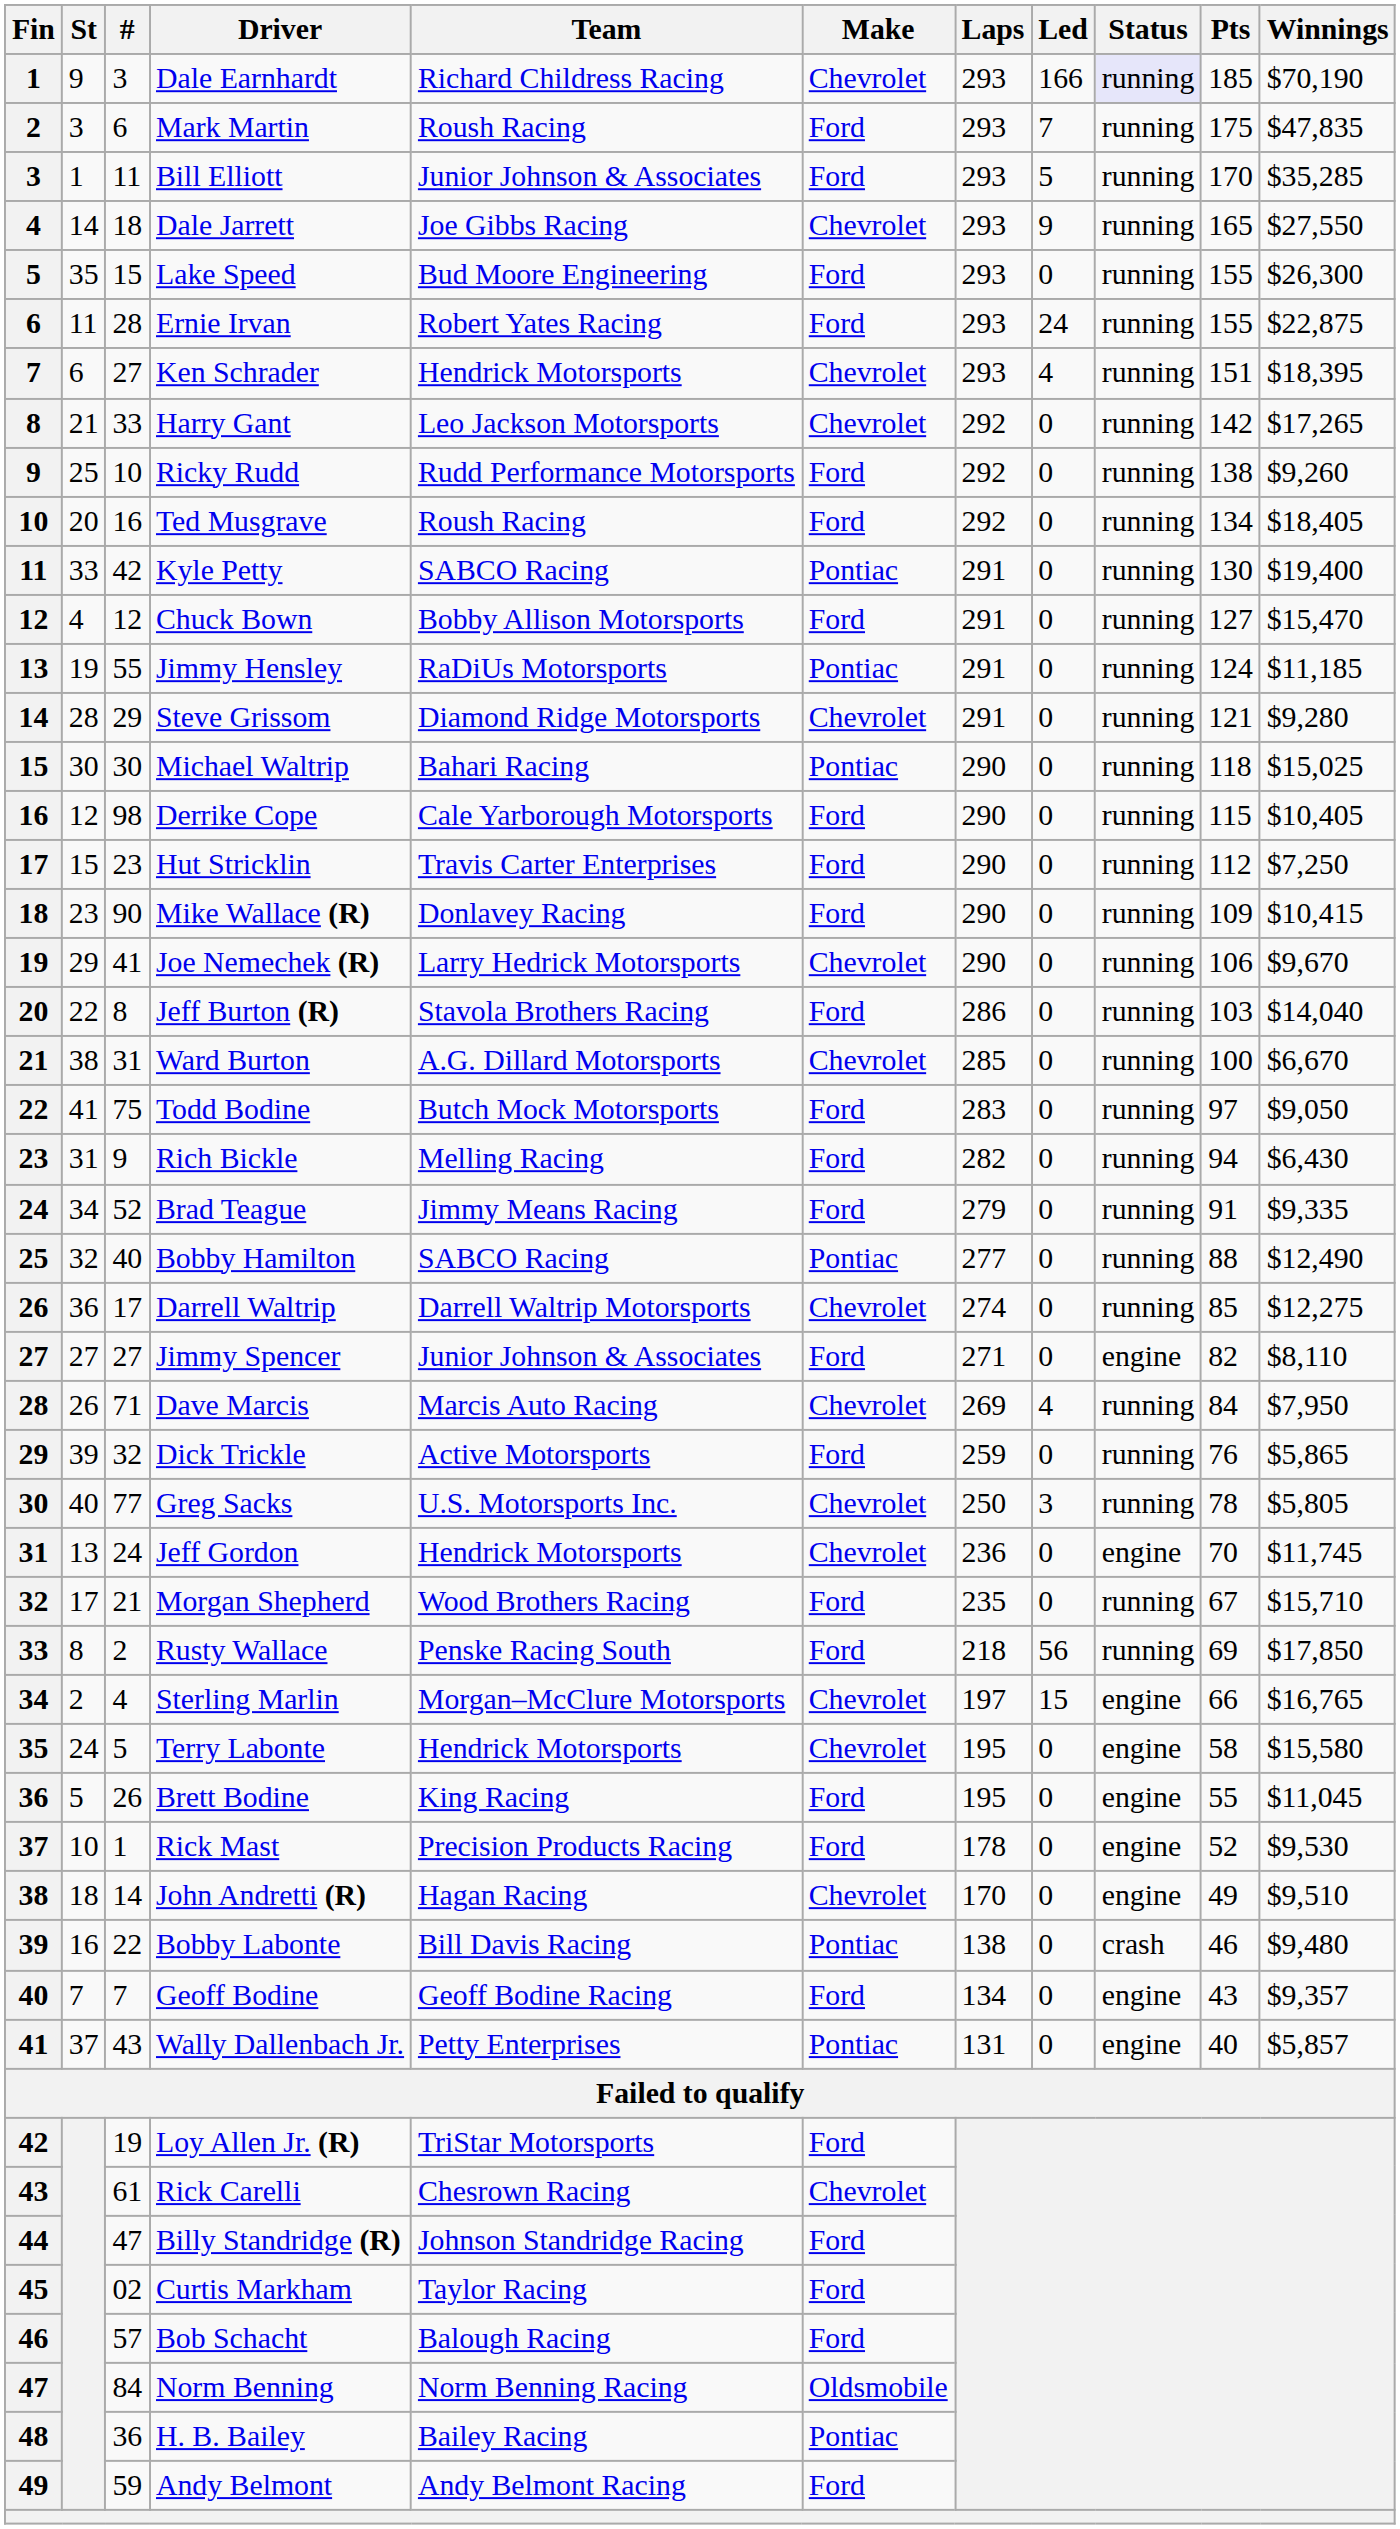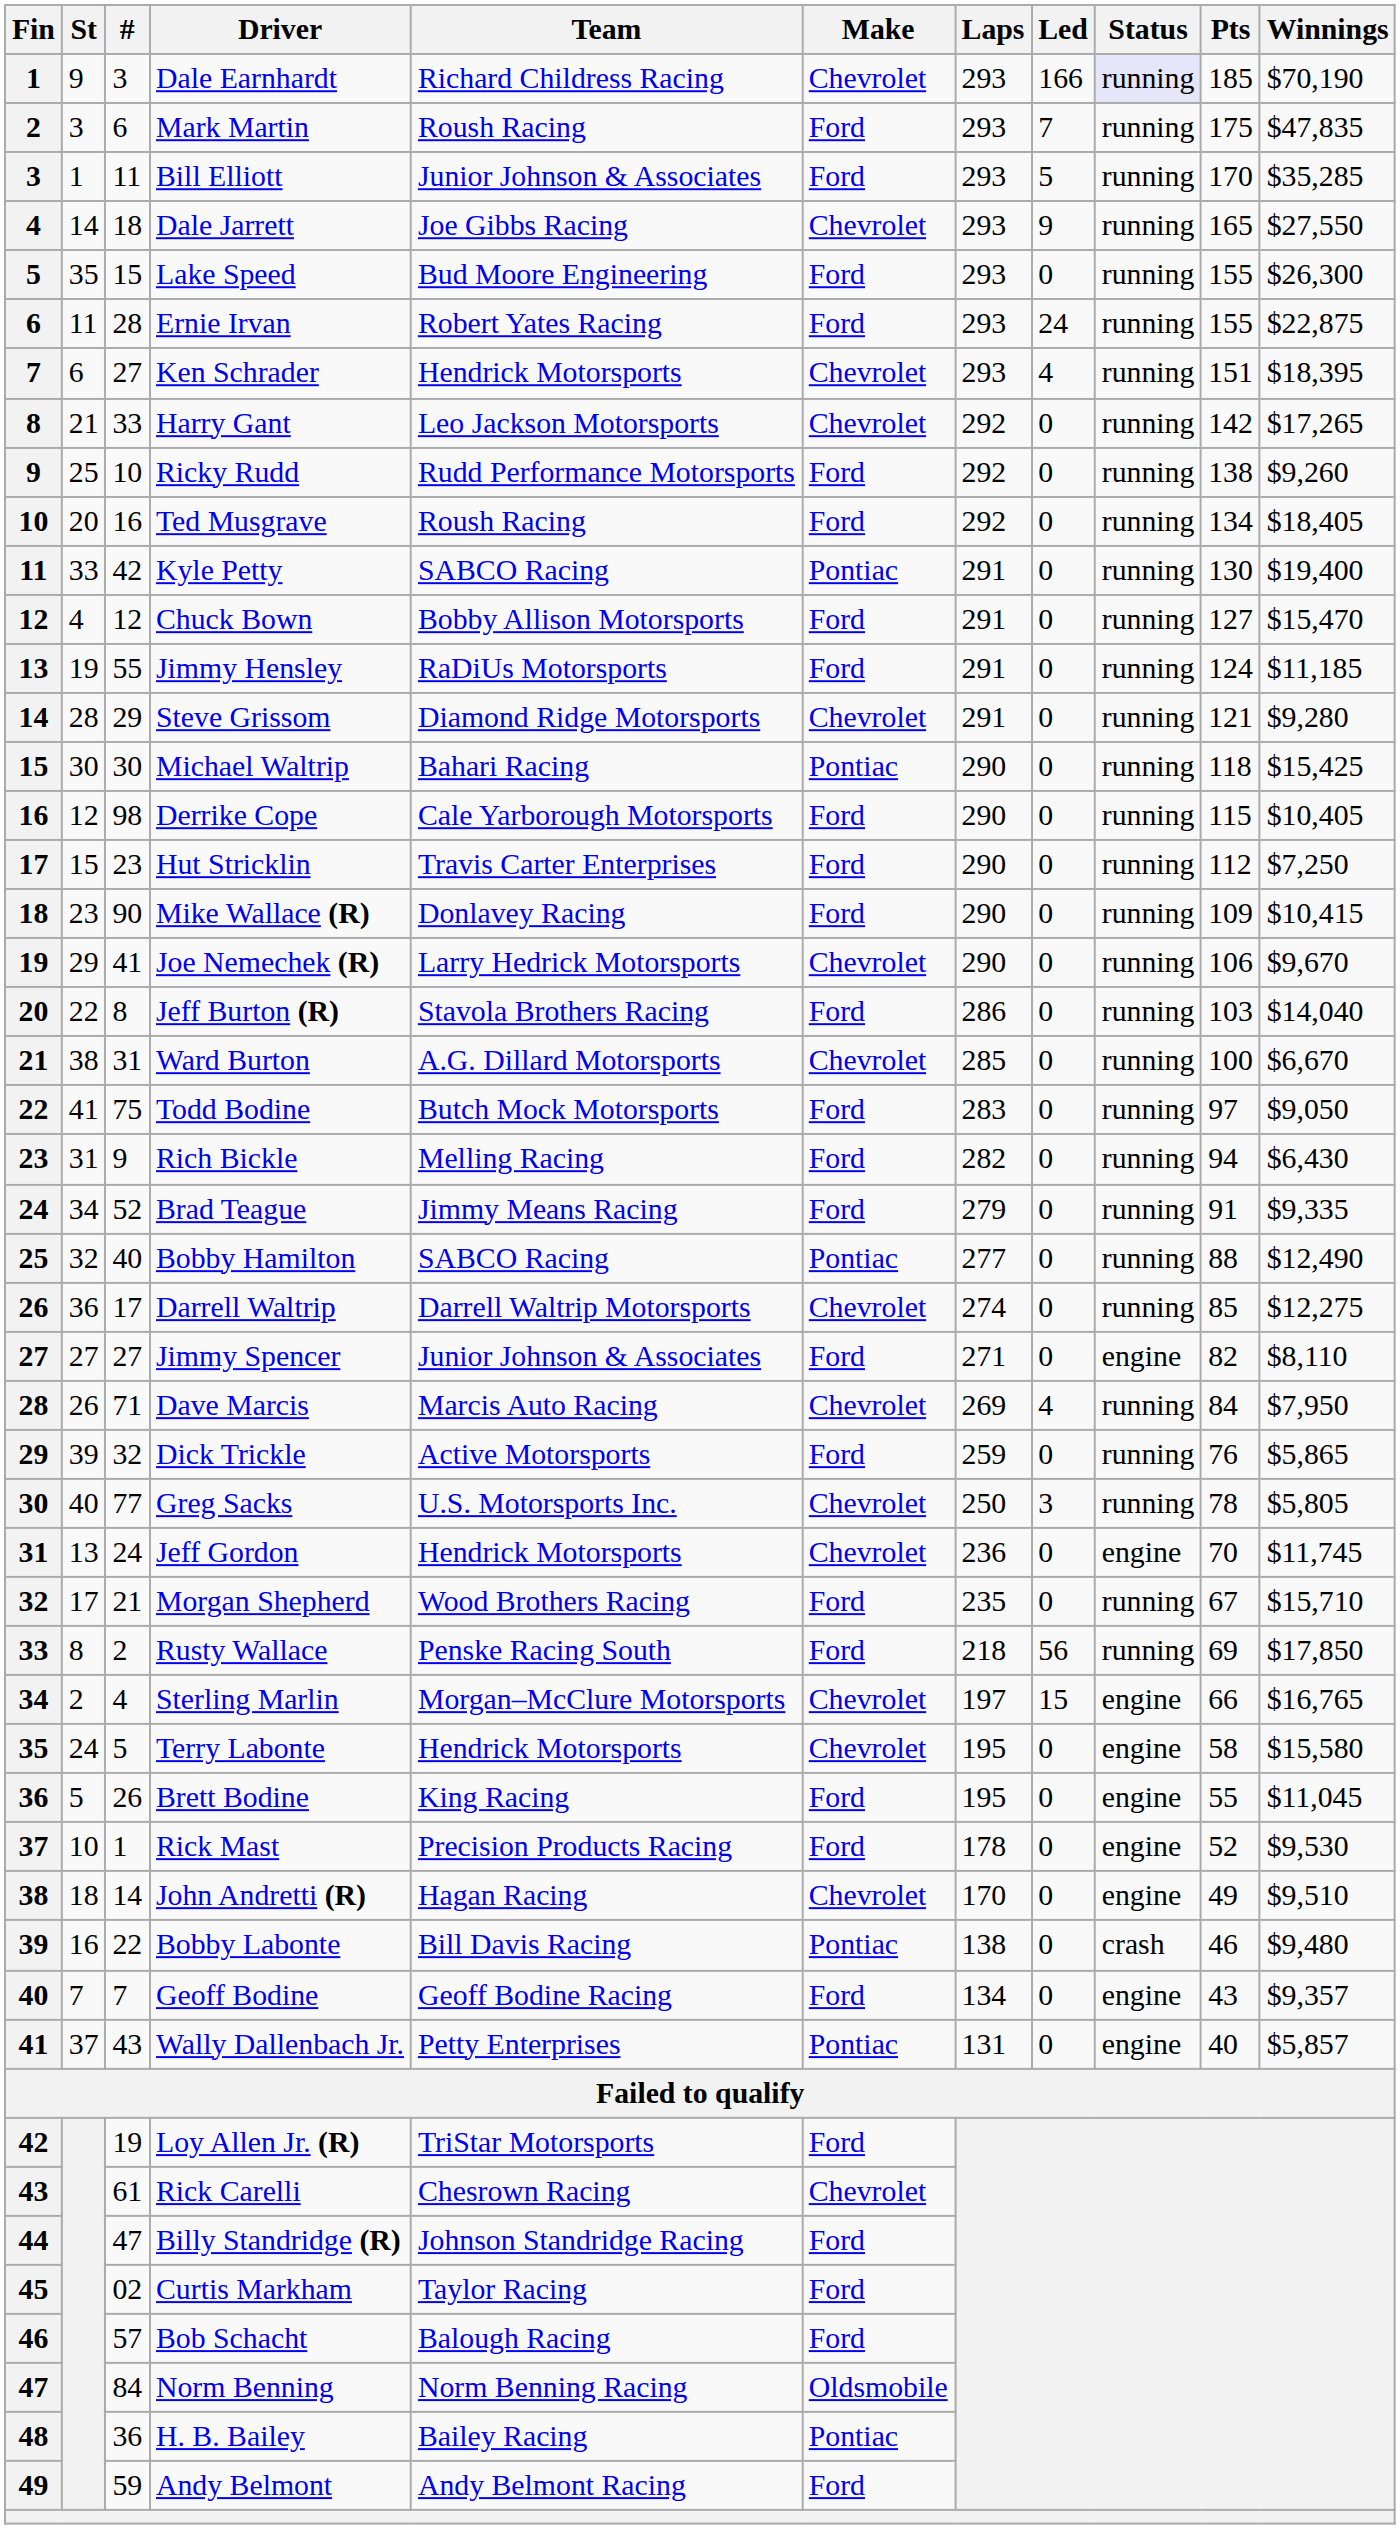(853, 667) Pontiac -> (837, 667) Ford
(1315, 766) $15,025 -> (1315, 766) $15,425
